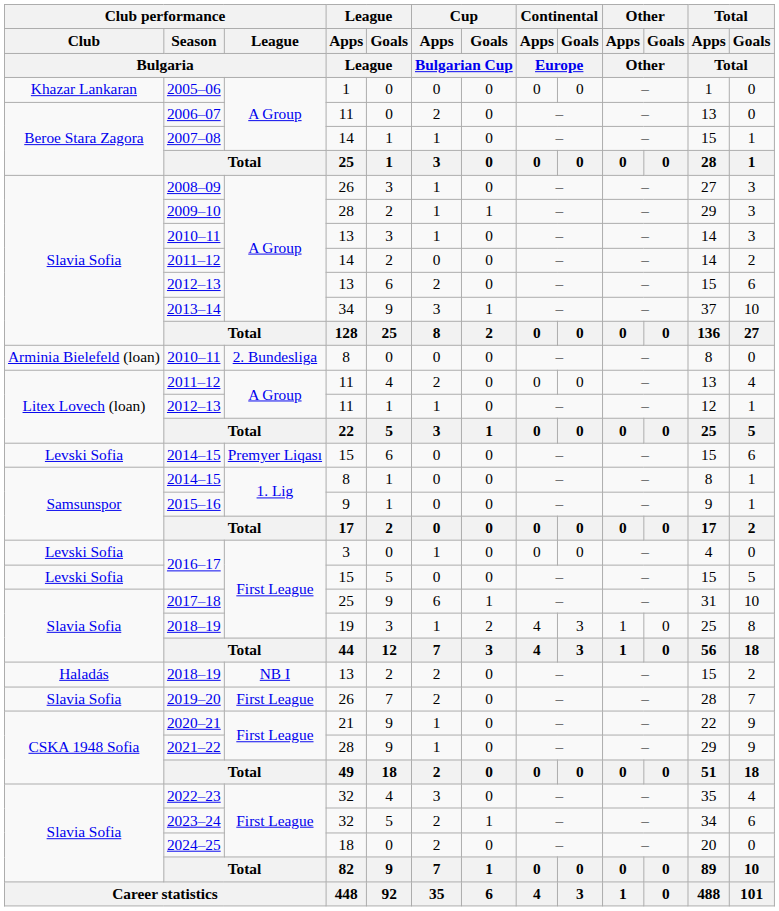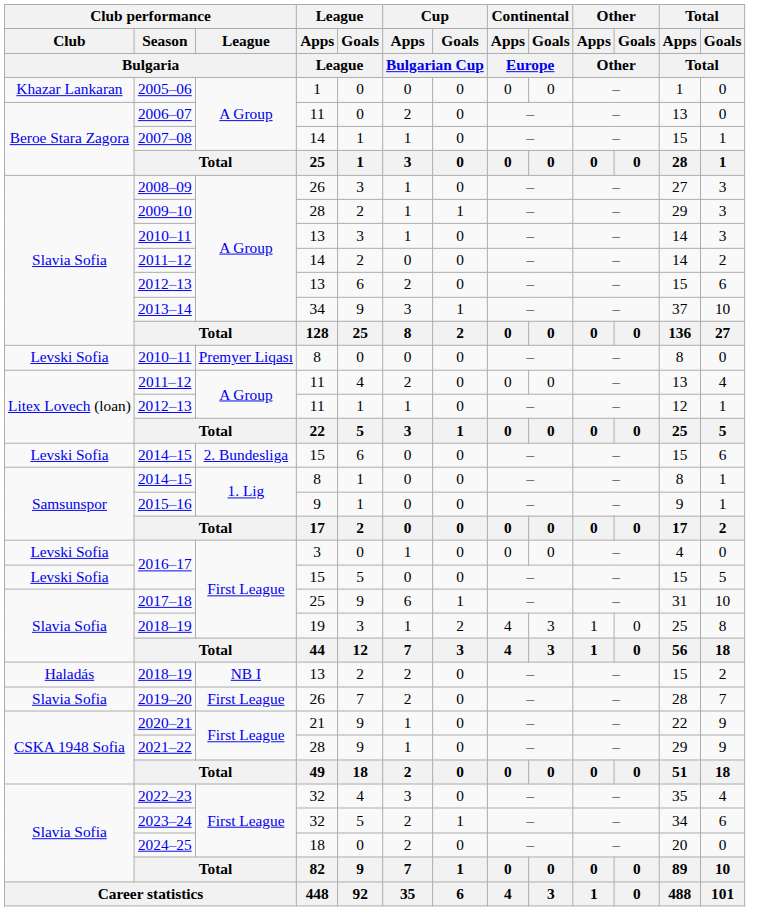(84, 357) Arminia Bielefeld (loan) -> (69, 357) Levski Sofia
(275, 357) 2. Bundesliga -> (246, 357) Premyer Liqası
(275, 455) Premyer Liqası -> (246, 455) 2. Bundesliga
